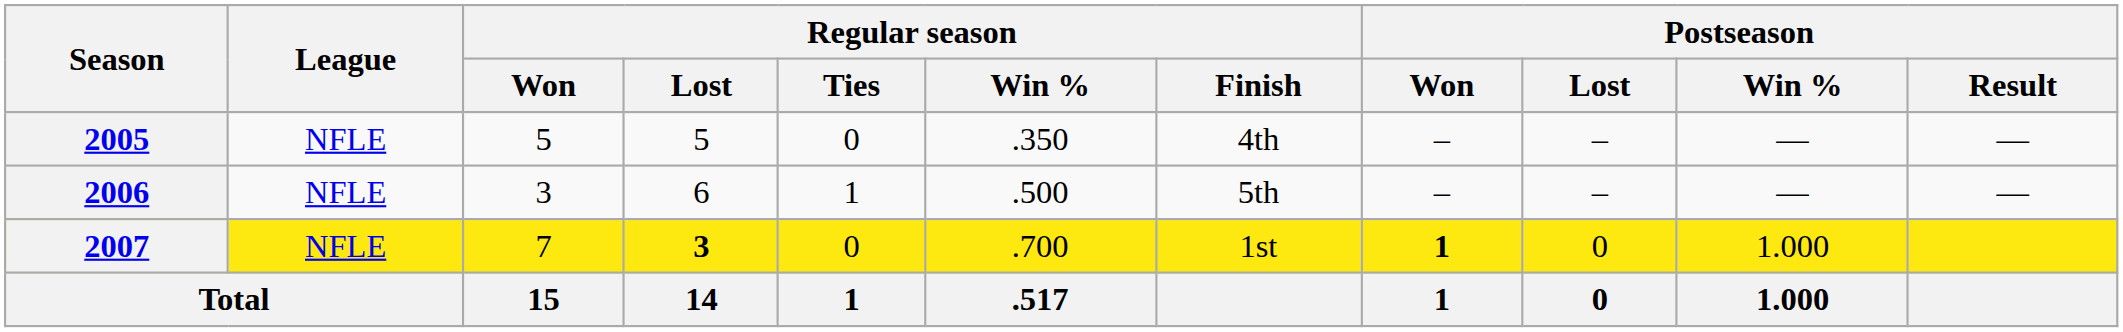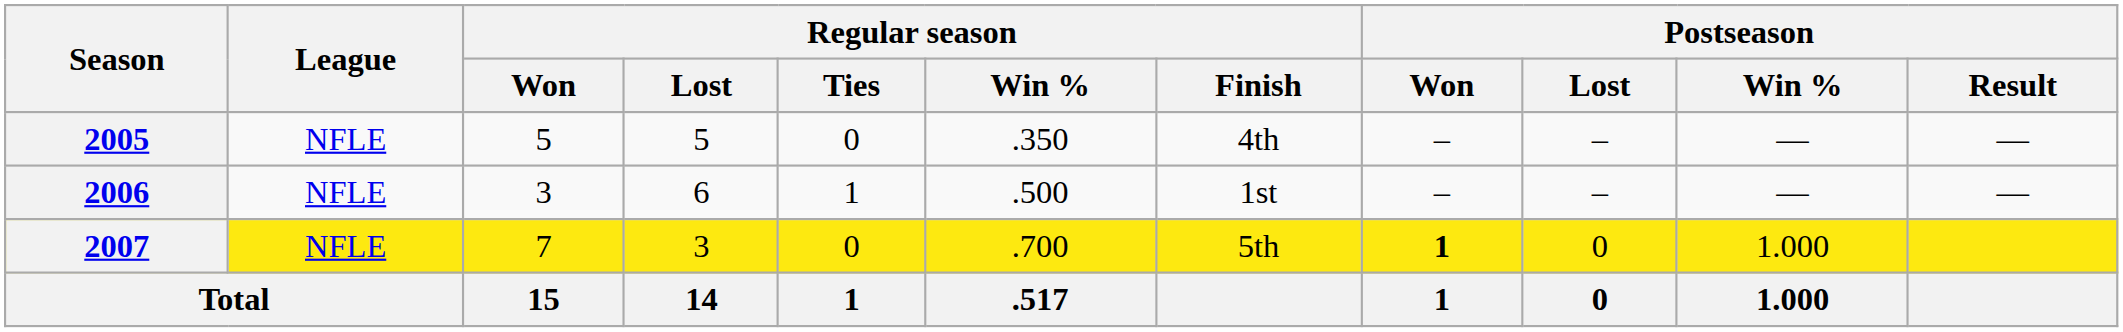(1258, 192) 5th -> (1258, 192) 1st
(701, 246) bold -> (701, 246) normal
(1258, 246) 1st -> (1258, 246) 5th
